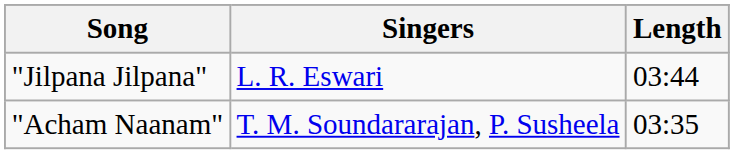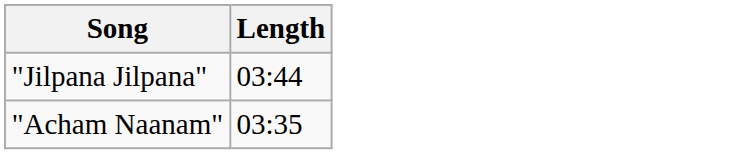- column: (428, 28)
